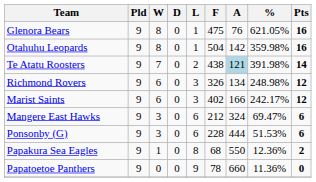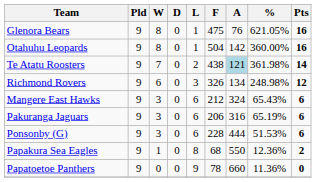(270, 47) 359.98% -> (270, 47) 360.00%
(270, 64) 391.98% -> (270, 64) 361.98%
- row: (36, 99)
(270, 116) 69.47% -> (270, 99) 65.43%
+ row: (47, 116)
